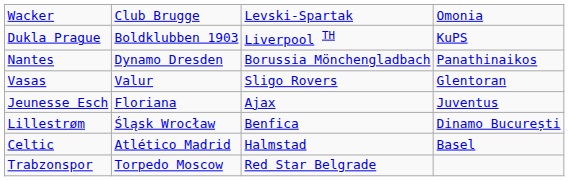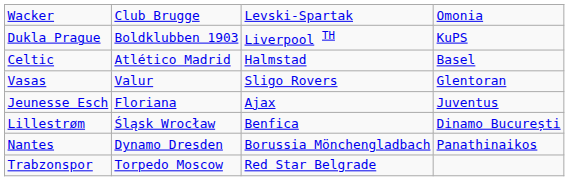rows swapped: (31, 60) <-> (31, 144)
